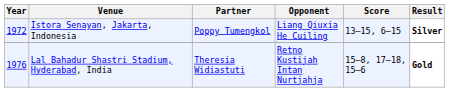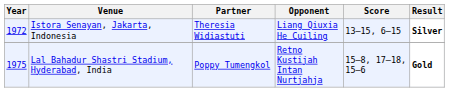(232, 30) Poppy Tumengkol -> (220, 30) Theresia Widiastuti
(17, 65) 1976 -> (17, 65) 1975
(220, 65) Theresia Widiastuti -> (232, 65) Poppy Tumengkol
